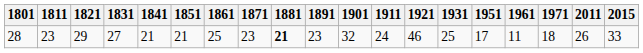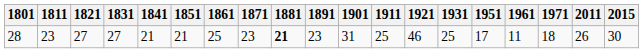(81, 36) 29 -> (81, 36) 27
(348, 36) 32 -> (348, 36) 31
(382, 36) 24 -> (382, 36) 25
(615, 36) 33 -> (615, 36) 30
